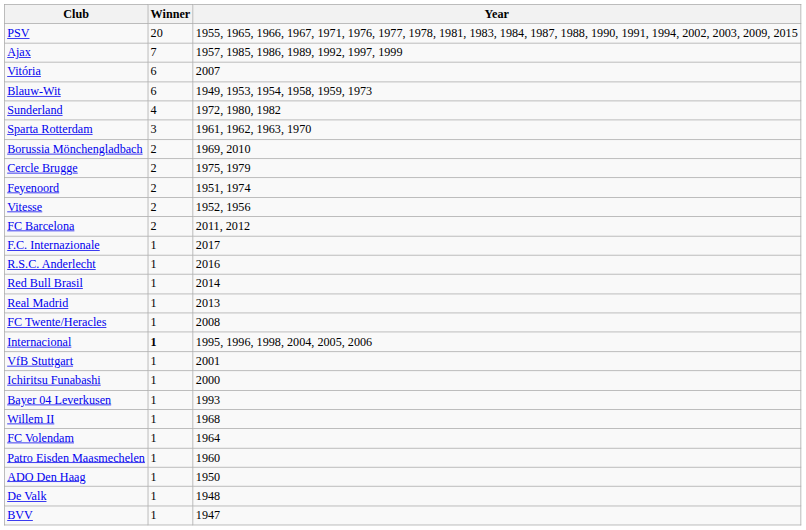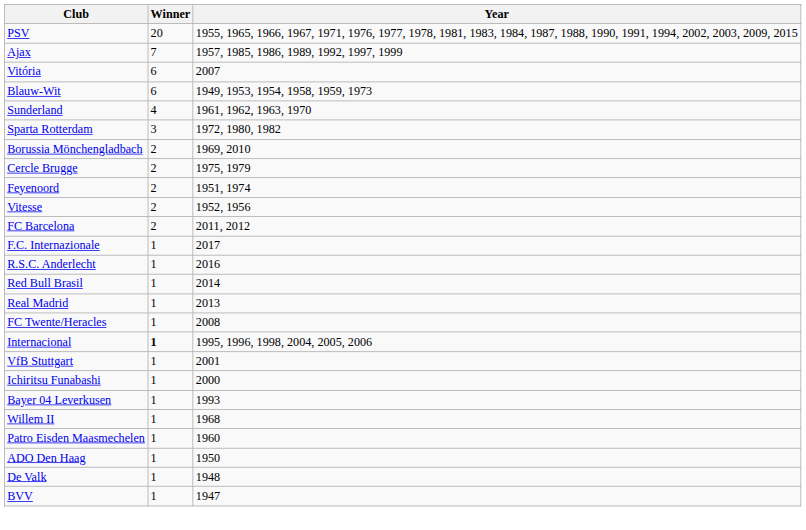(238, 110) 1972, 1980, 1982 -> (254, 110) 1961, 1962, 1963, 1970
(254, 129) 1961, 1962, 1963, 1970 -> (238, 129) 1972, 1980, 1982
- row: (41, 438)
